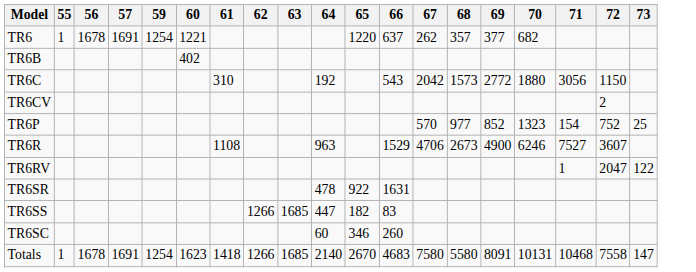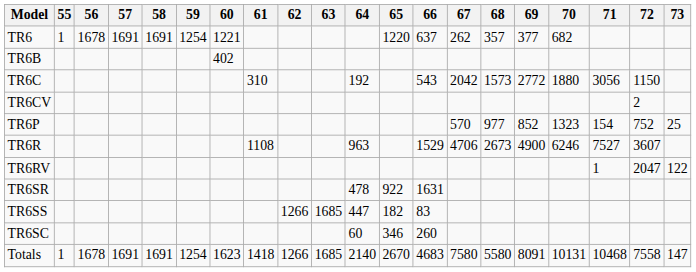+ column: (159, 15)
